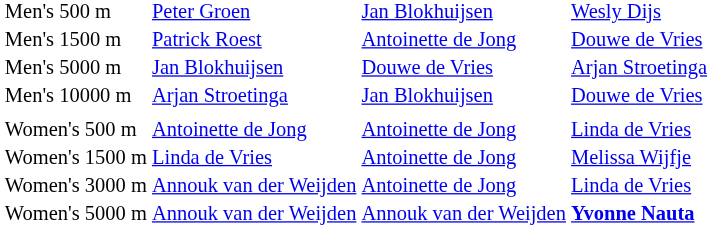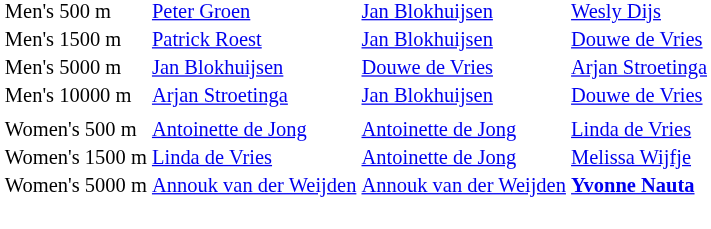(439, 39) Antoinette de Jong -> (427, 39) Jan Blokhuijsen
- row: (76, 185)
